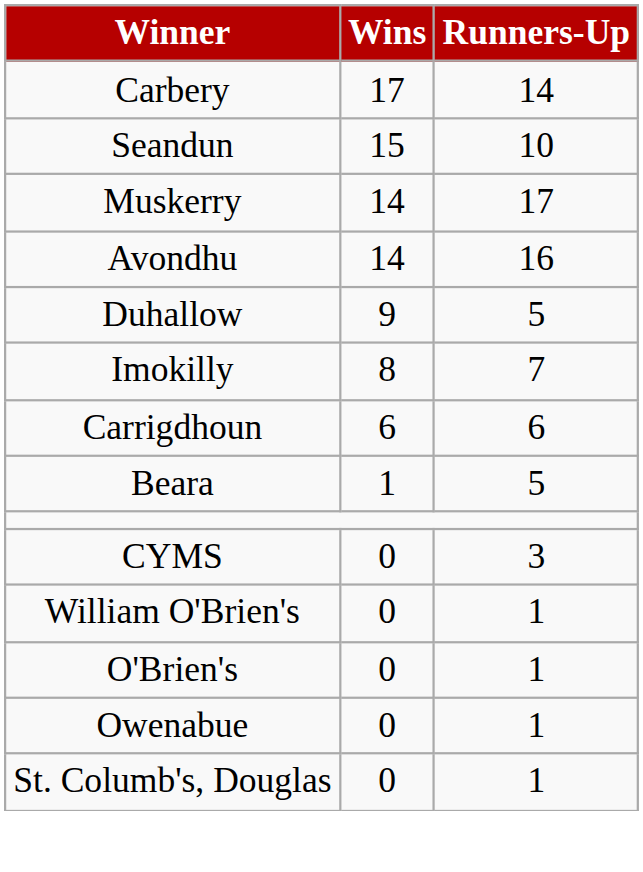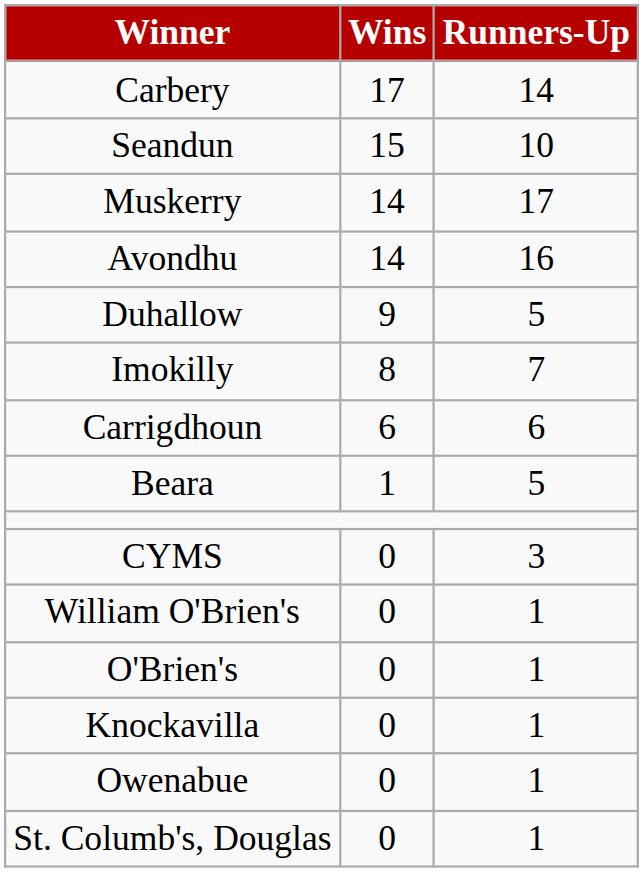+ row: (172, 725)
